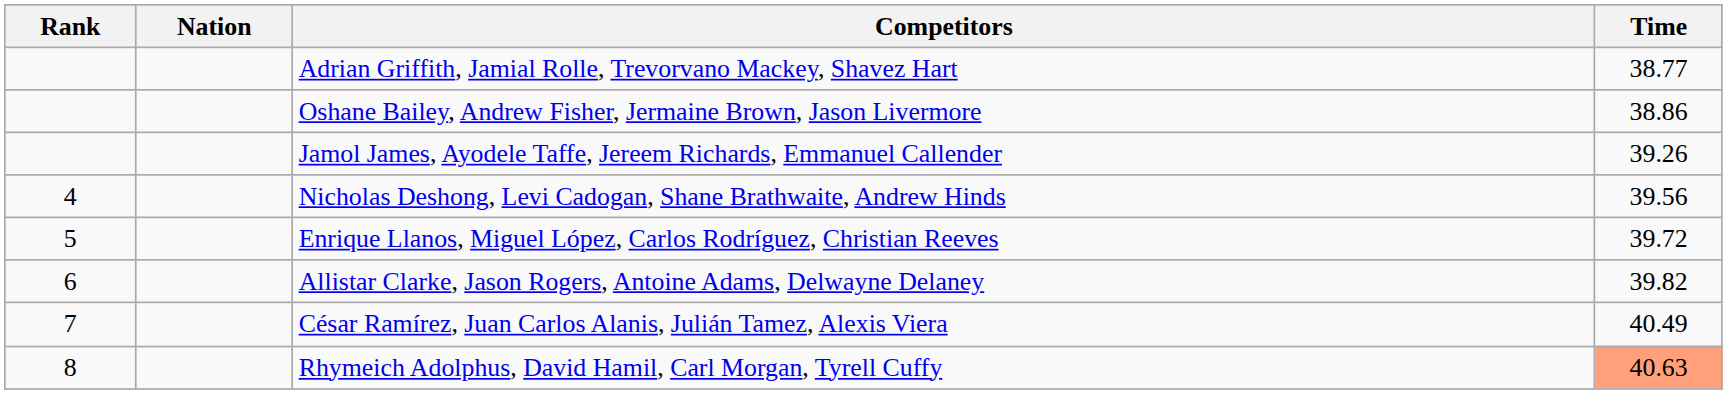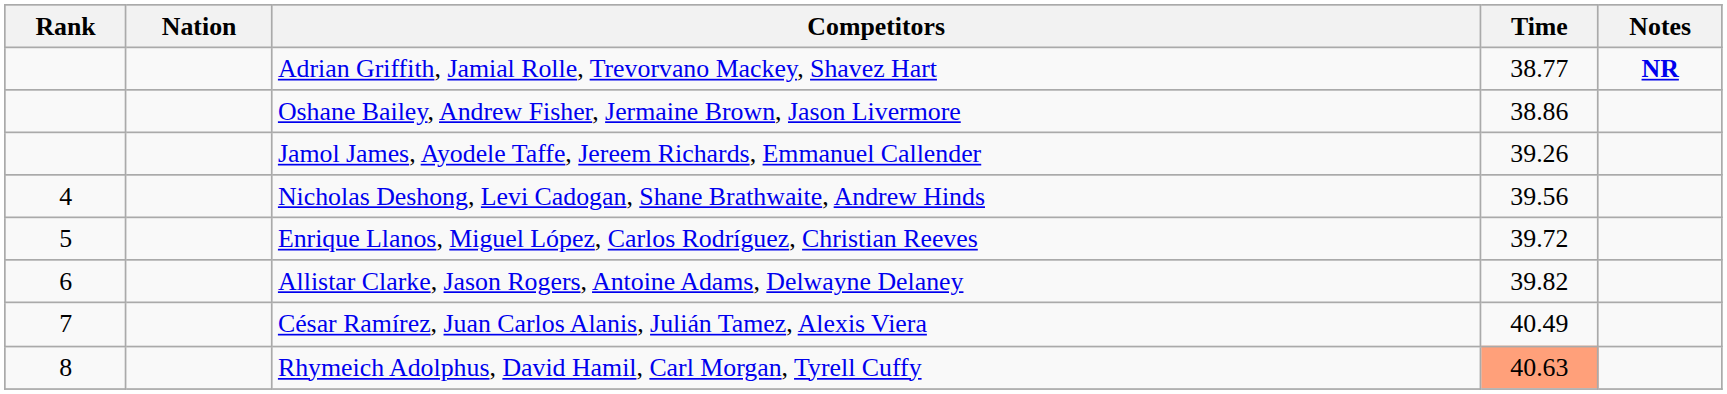+ column: (1660, 25)
